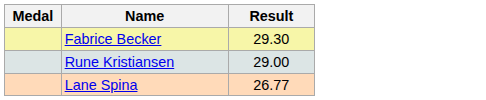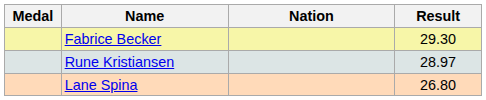+ column: (311, 16)
(271, 62) 29.00 -> (438, 62) 28.97
(271, 85) 26.77 -> (438, 85) 26.80
